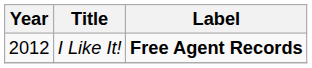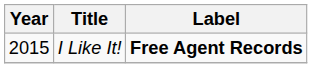(29, 47) 2012 -> (29, 47) 2015
